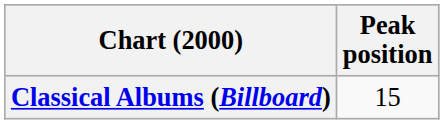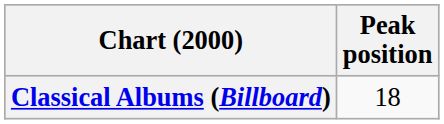(388, 97) 15 -> (388, 97) 18
